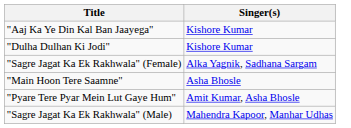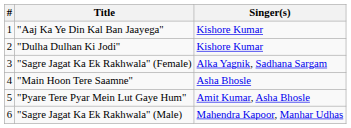+ column: (9, 13)
